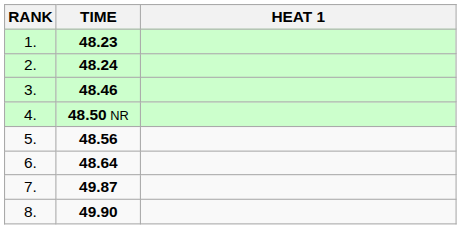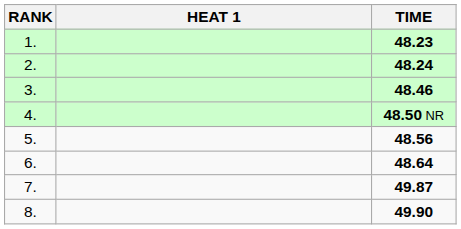columns swapped: (298, 17) <-> (98, 17)
